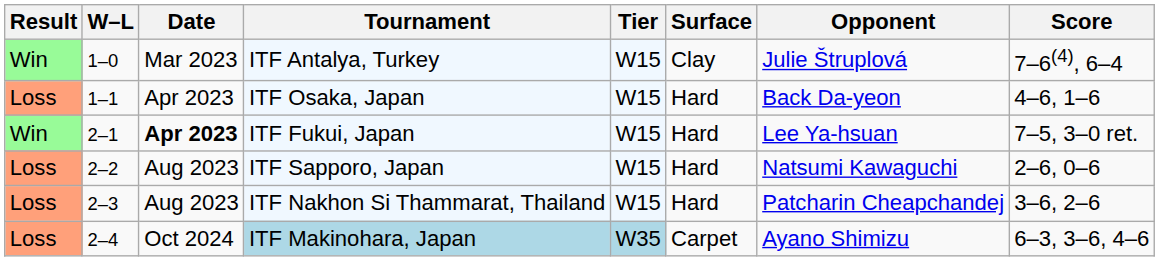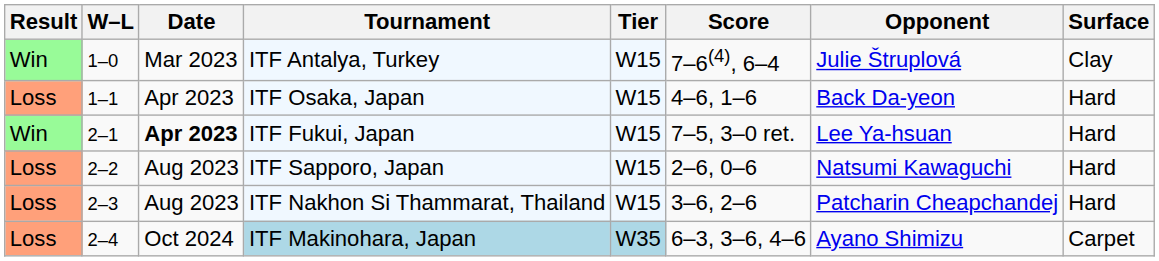columns swapped: (712, 22) <-> (1082, 22)
